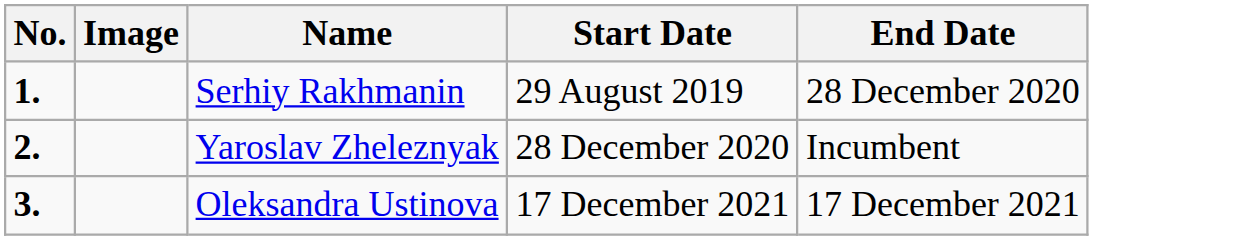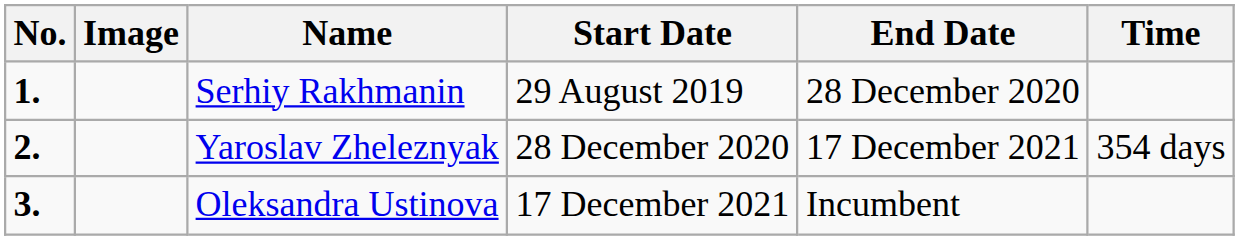+ column: (1161, 33)
(883, 147) Incumbent -> (943, 147) 17 December 2021
(943, 204) 17 December 2021 -> (883, 204) Incumbent
